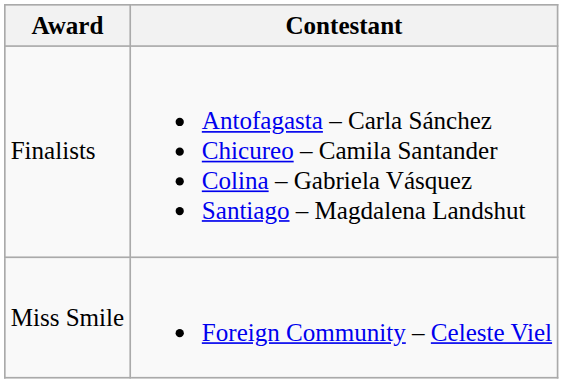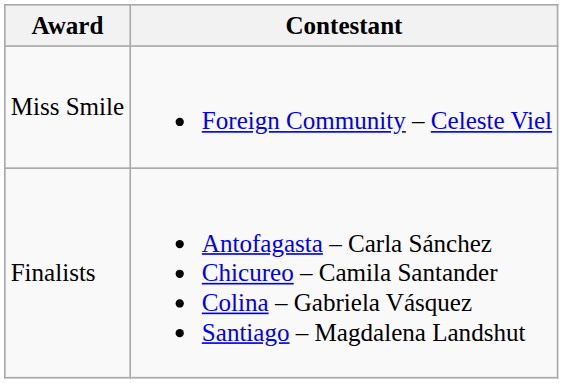rows swapped: (67, 316) <-> (53, 151)
